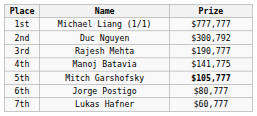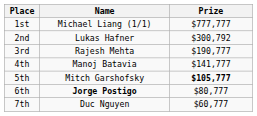(105, 38) Duc Nguyen -> (105, 38) Lukas Hafner
(211, 64) $141,775 -> (211, 64) $141,777
(105, 91) normal -> (105, 91) bold
(105, 104) Lukas Hafner -> (105, 104) Duc Nguyen
